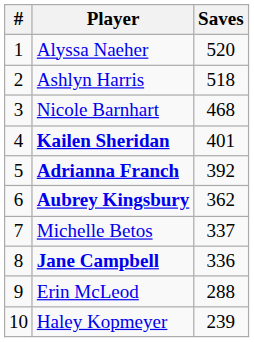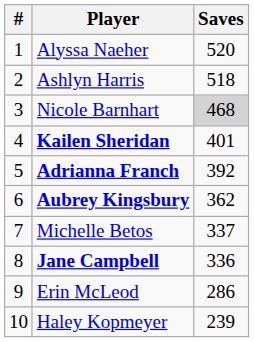(221, 110) no background -> (221, 110) lightgrey background
(221, 291) 288 -> (221, 291) 286
